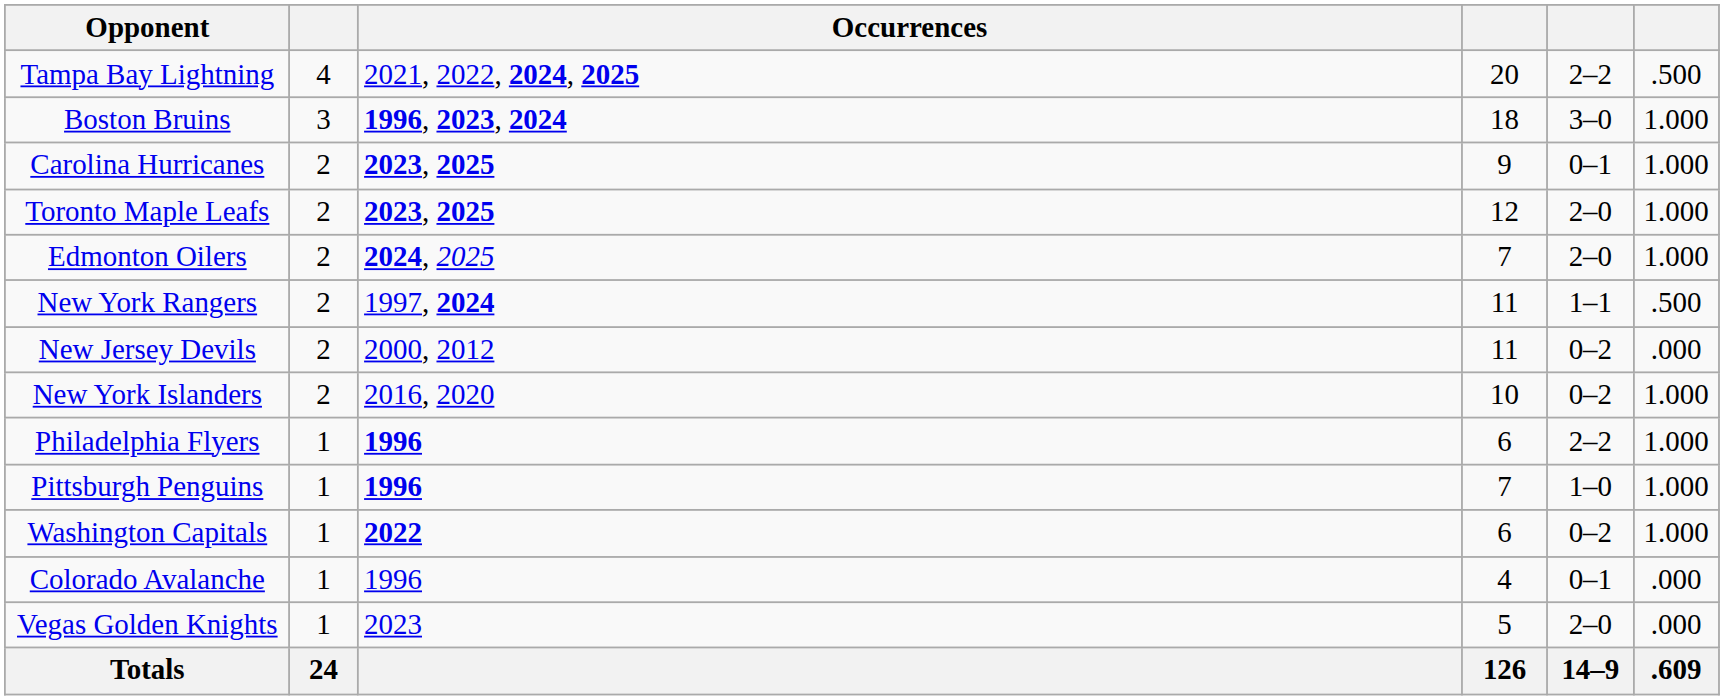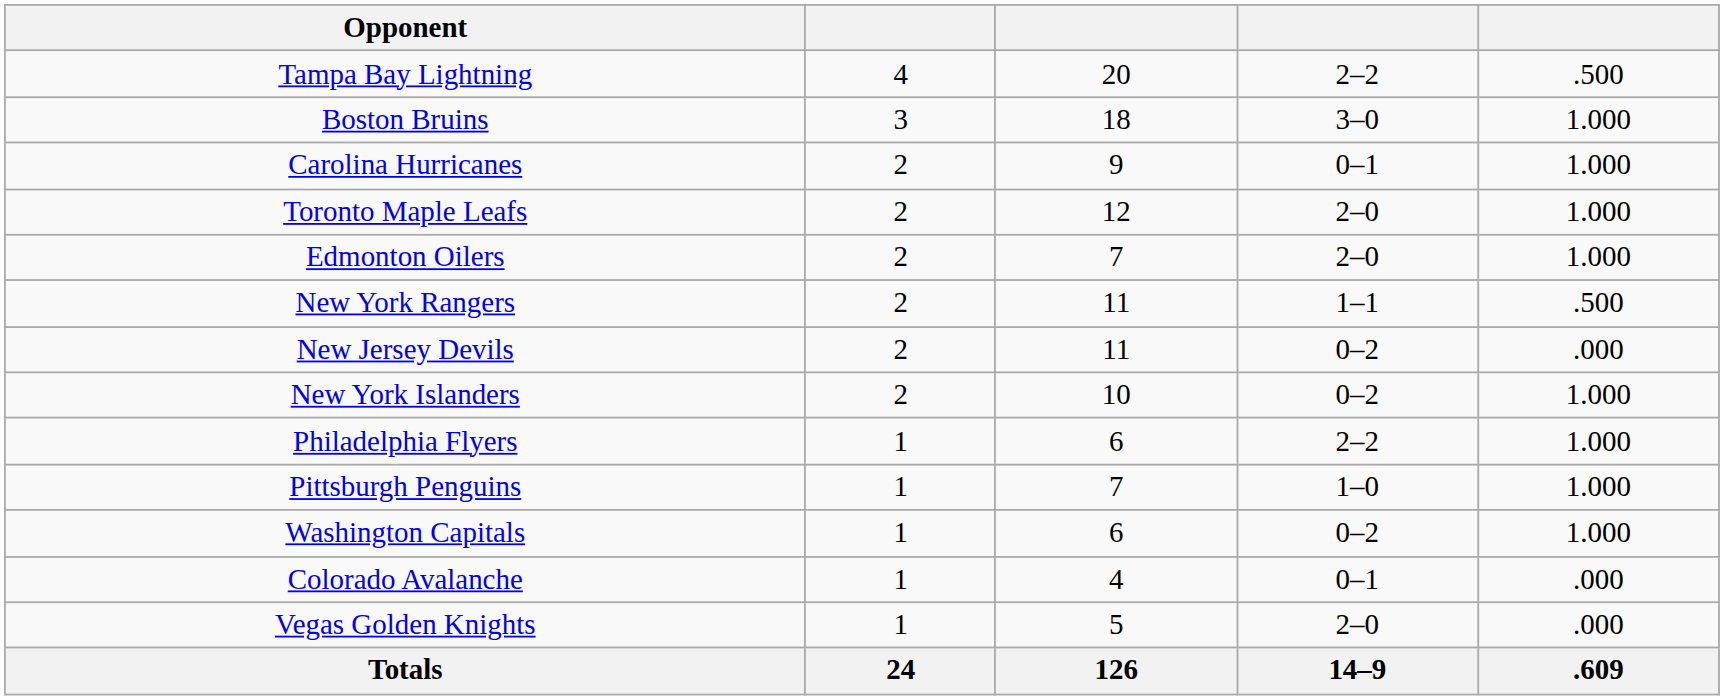- column: (910, 27)
